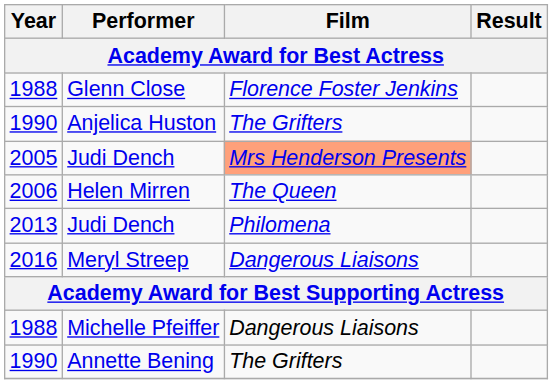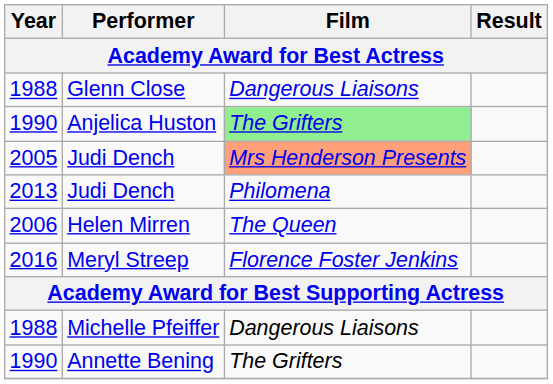(344, 89) Florence Foster Jenkins -> (324, 89) Dangerous Liaisons
(286, 123) no background -> (286, 123) lightgreen background
rows swapped: (33, 191) <-> (33, 225)
(324, 259) Dangerous Liaisons -> (344, 259) Florence Foster Jenkins
